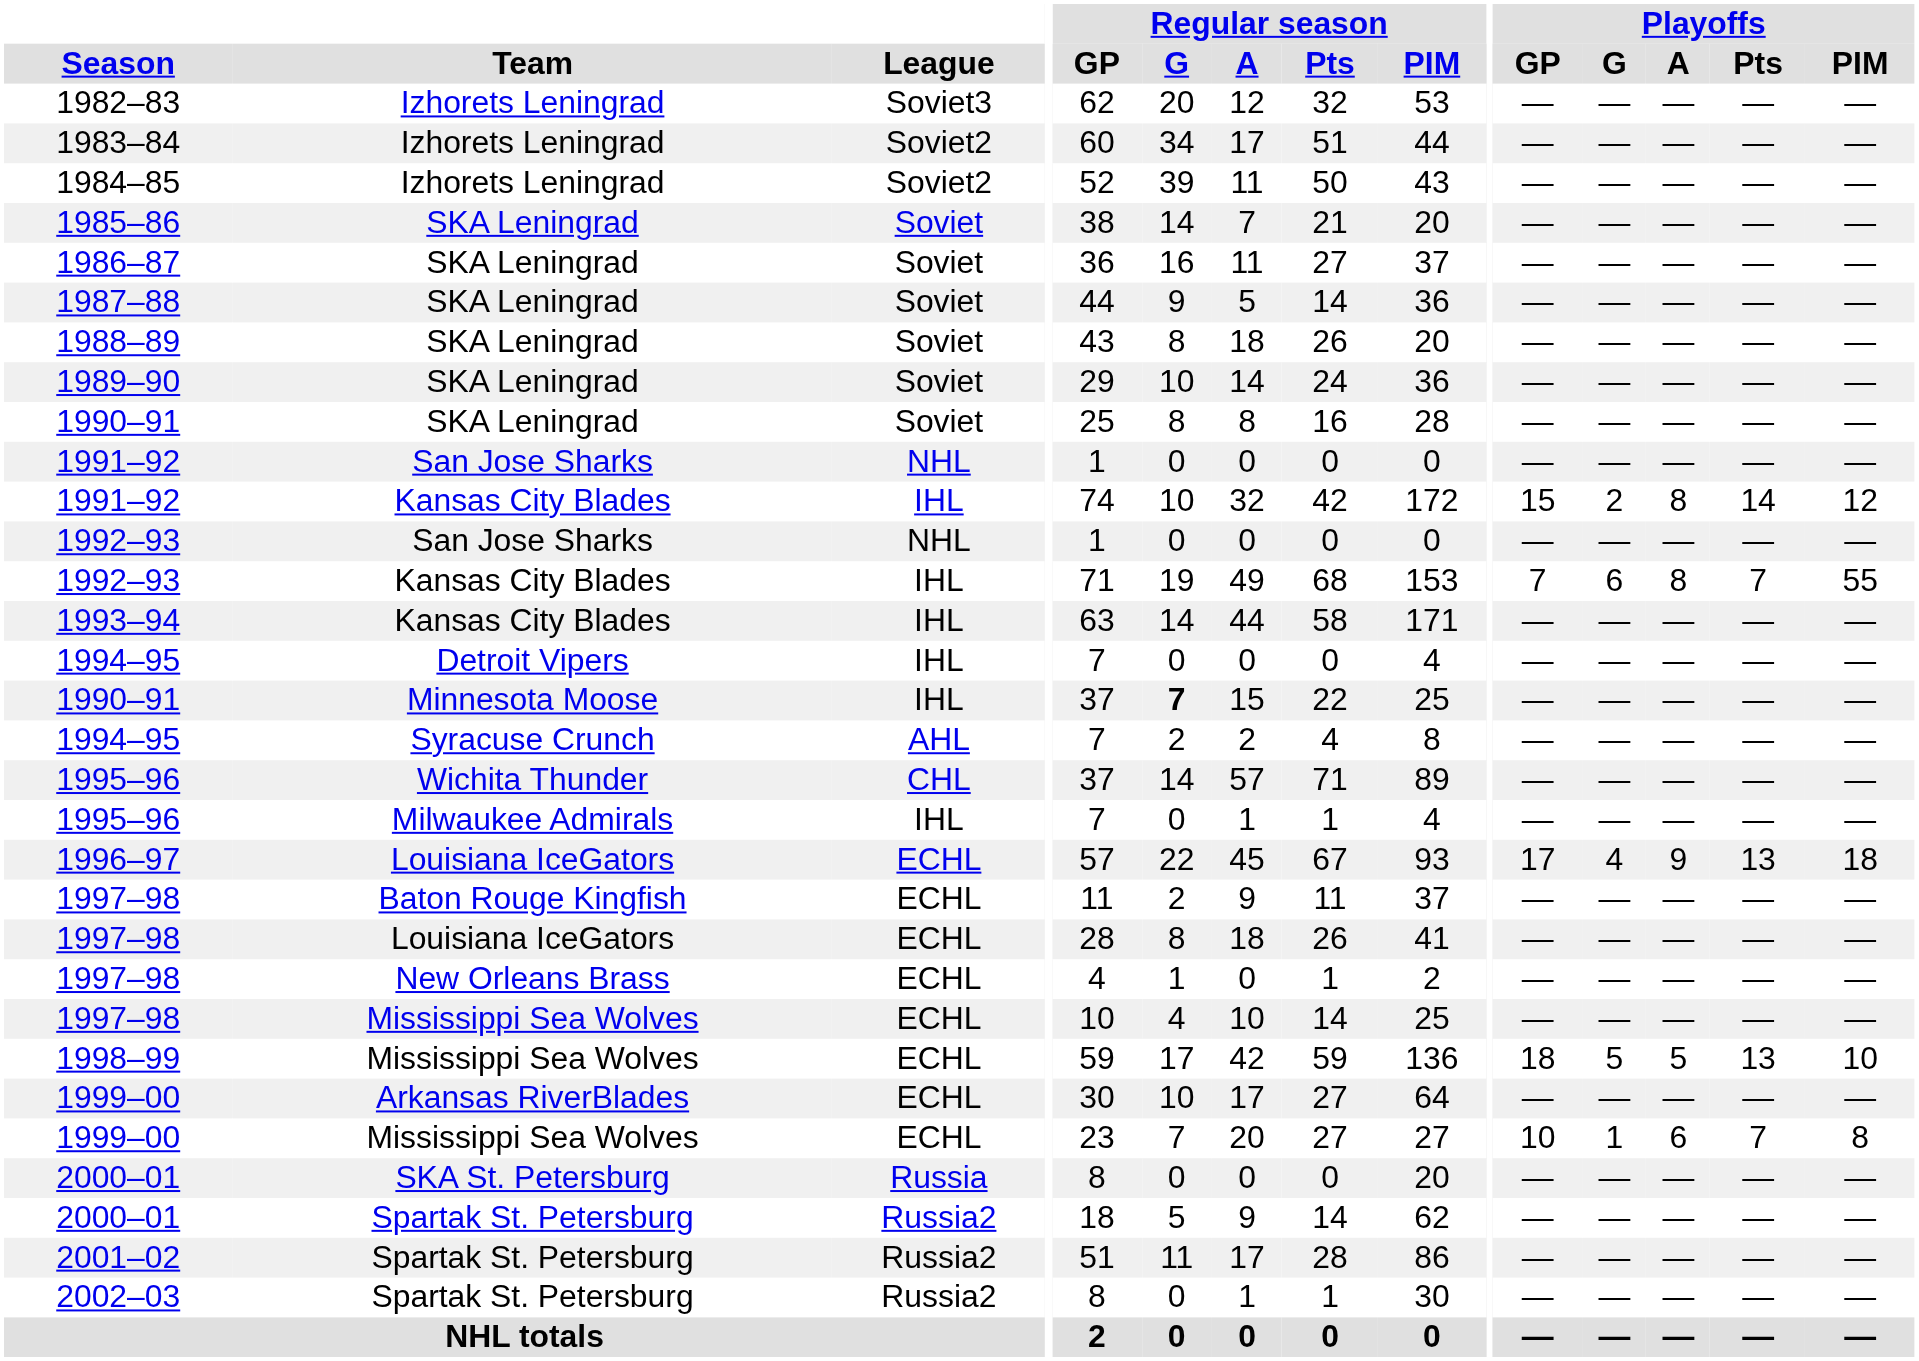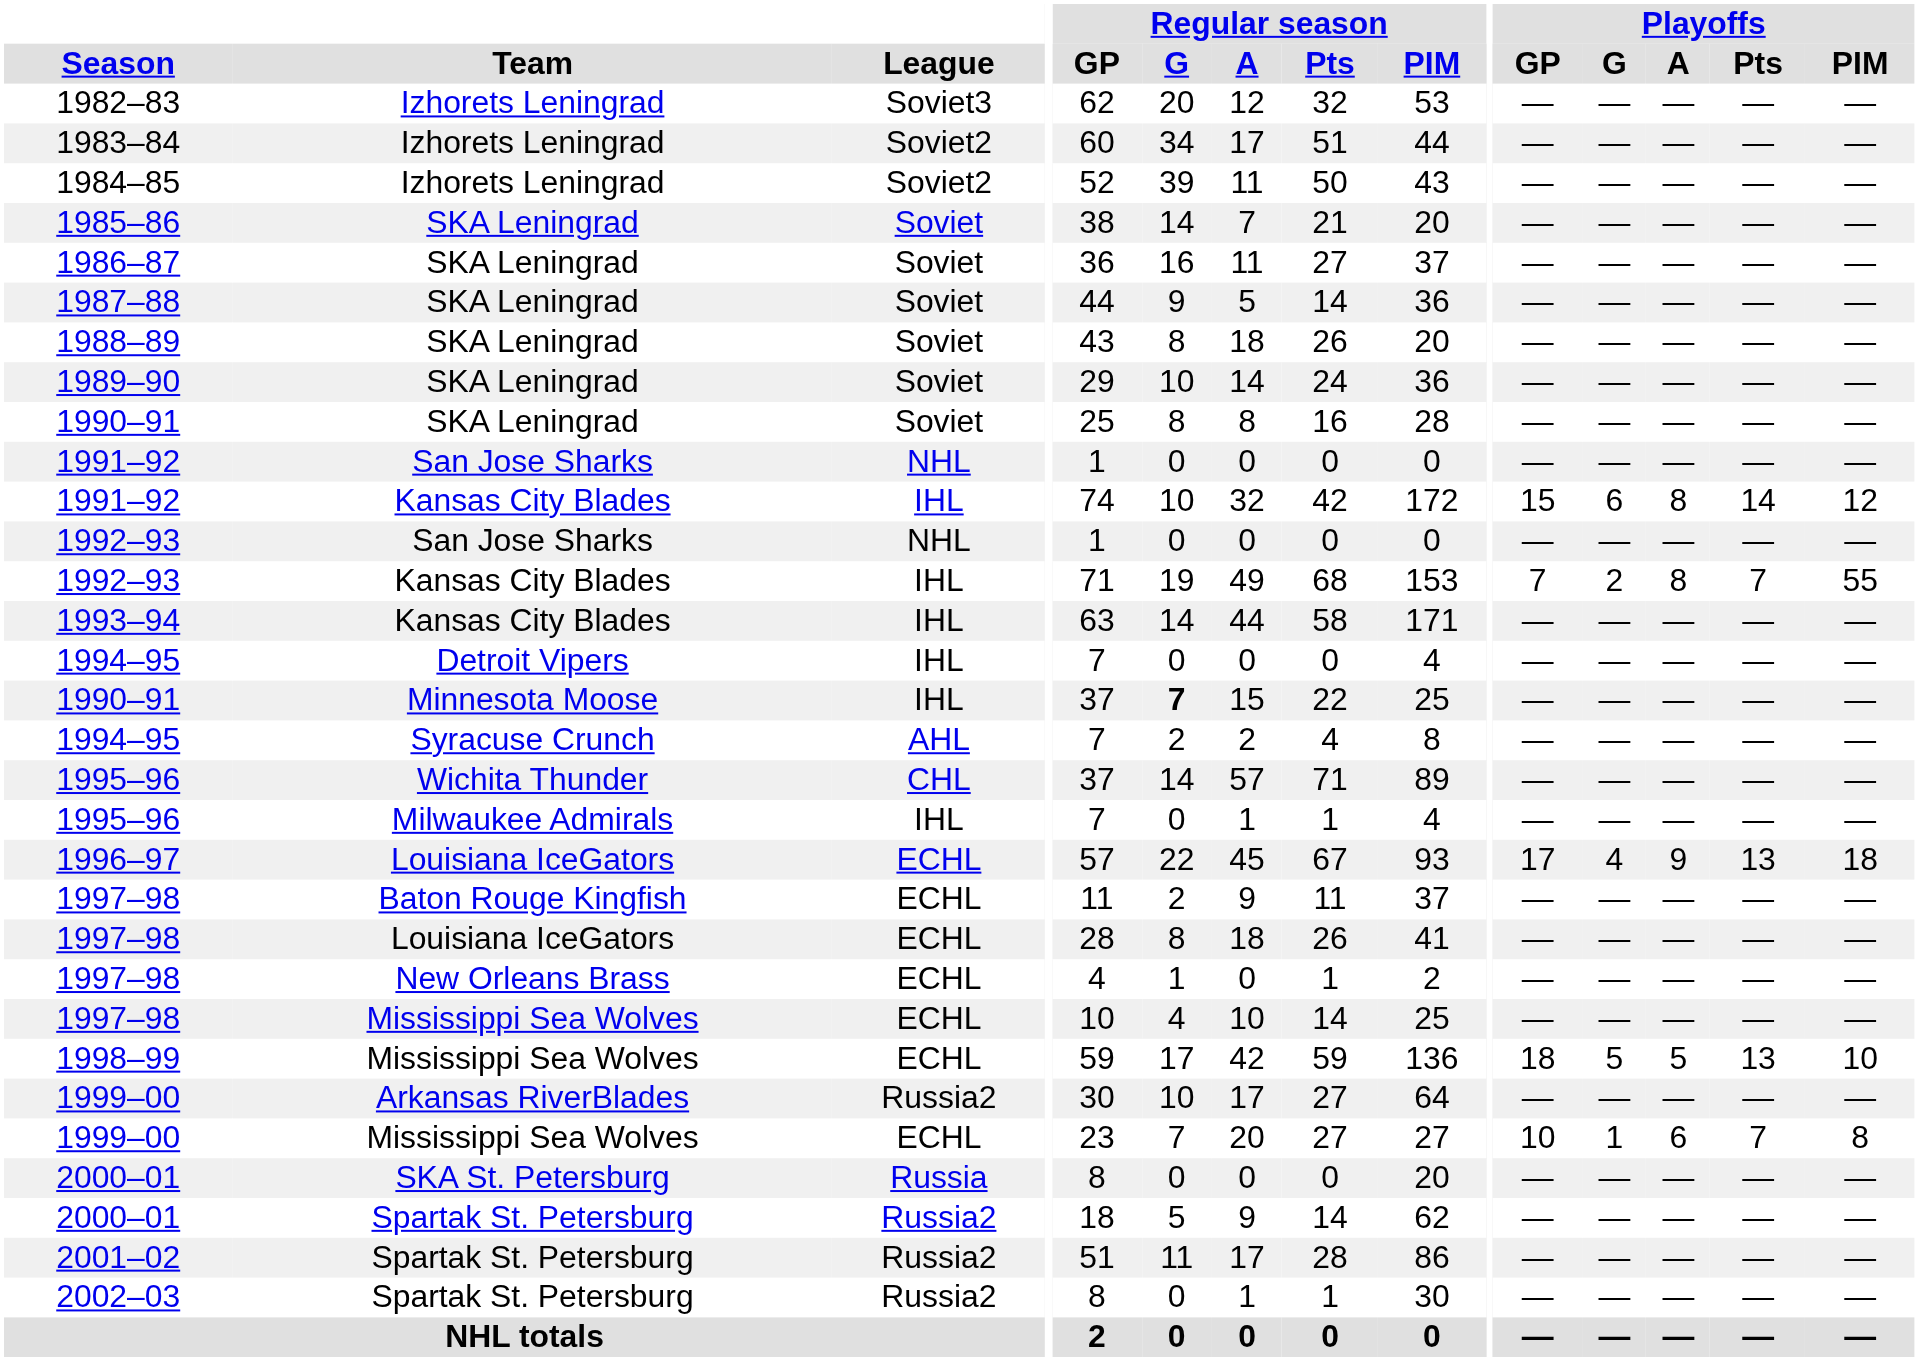(1614, 501) 2 -> (1614, 501) 6
(1614, 580) 6 -> (1614, 580) 2
(939, 1098) ECHL -> (939, 1098) Russia2
